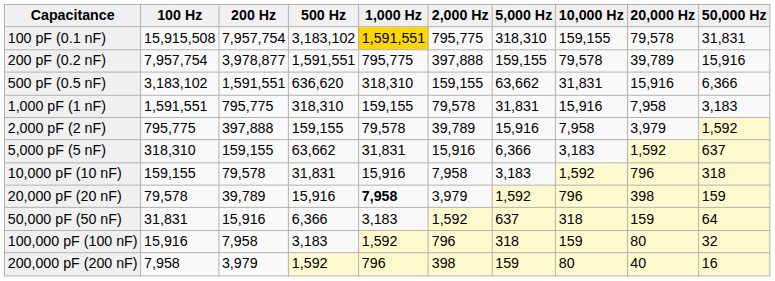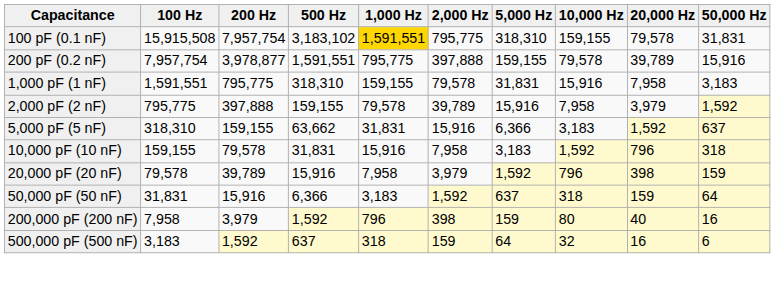- row: (57, 83)
(380, 196) bold -> (380, 173) normal
- row: (73, 241)
+ row: (73, 241)
